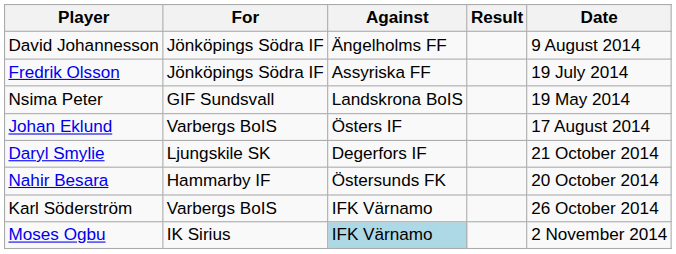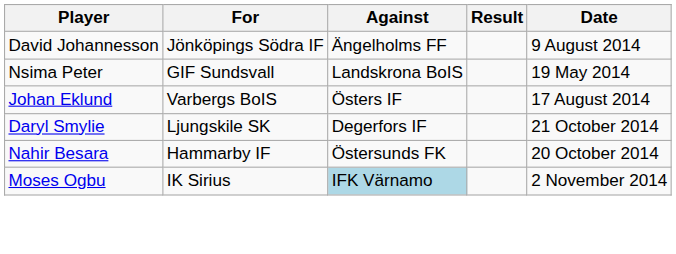- row: (64, 72)
- row: (70, 208)
